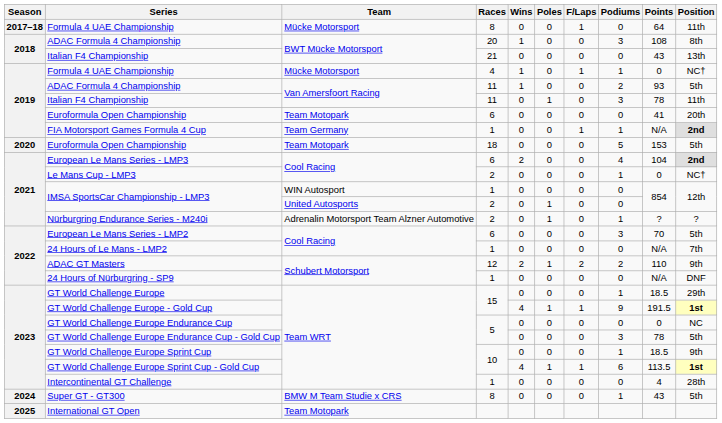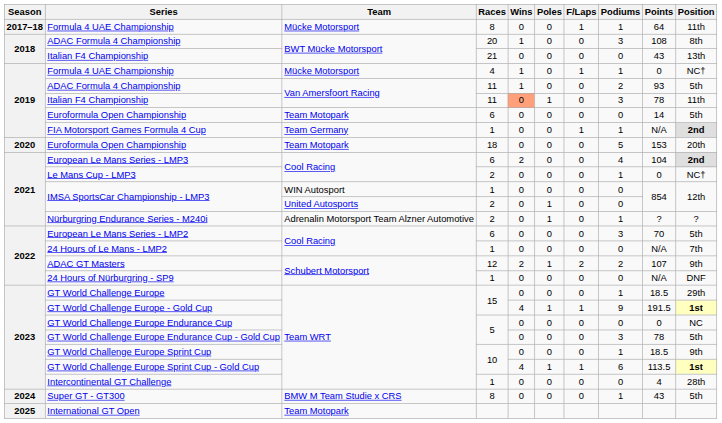(621, 27) 0 -> (621, 27) 1
(521, 101) no background -> (521, 101) lightsalmon background
(659, 116) 41 -> (659, 116) 14
(696, 116) 20th -> (696, 116) 5th
(696, 145) 5th -> (696, 145) 20th
(659, 263) 110 -> (659, 263) 107
